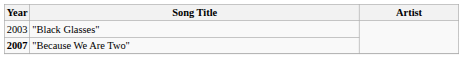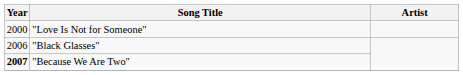+ row: (89, 29)
(17, 29) 2003 -> (17, 45) 2006
